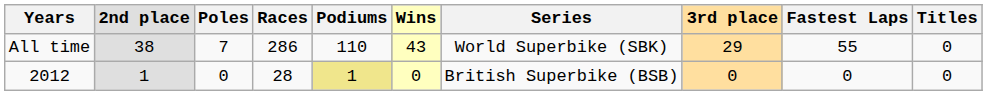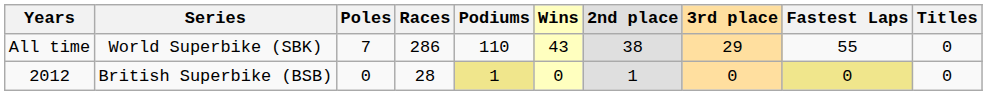columns swapped: (562, 19) <-> (144, 19)
(847, 76) no background -> (847, 76) khaki background
